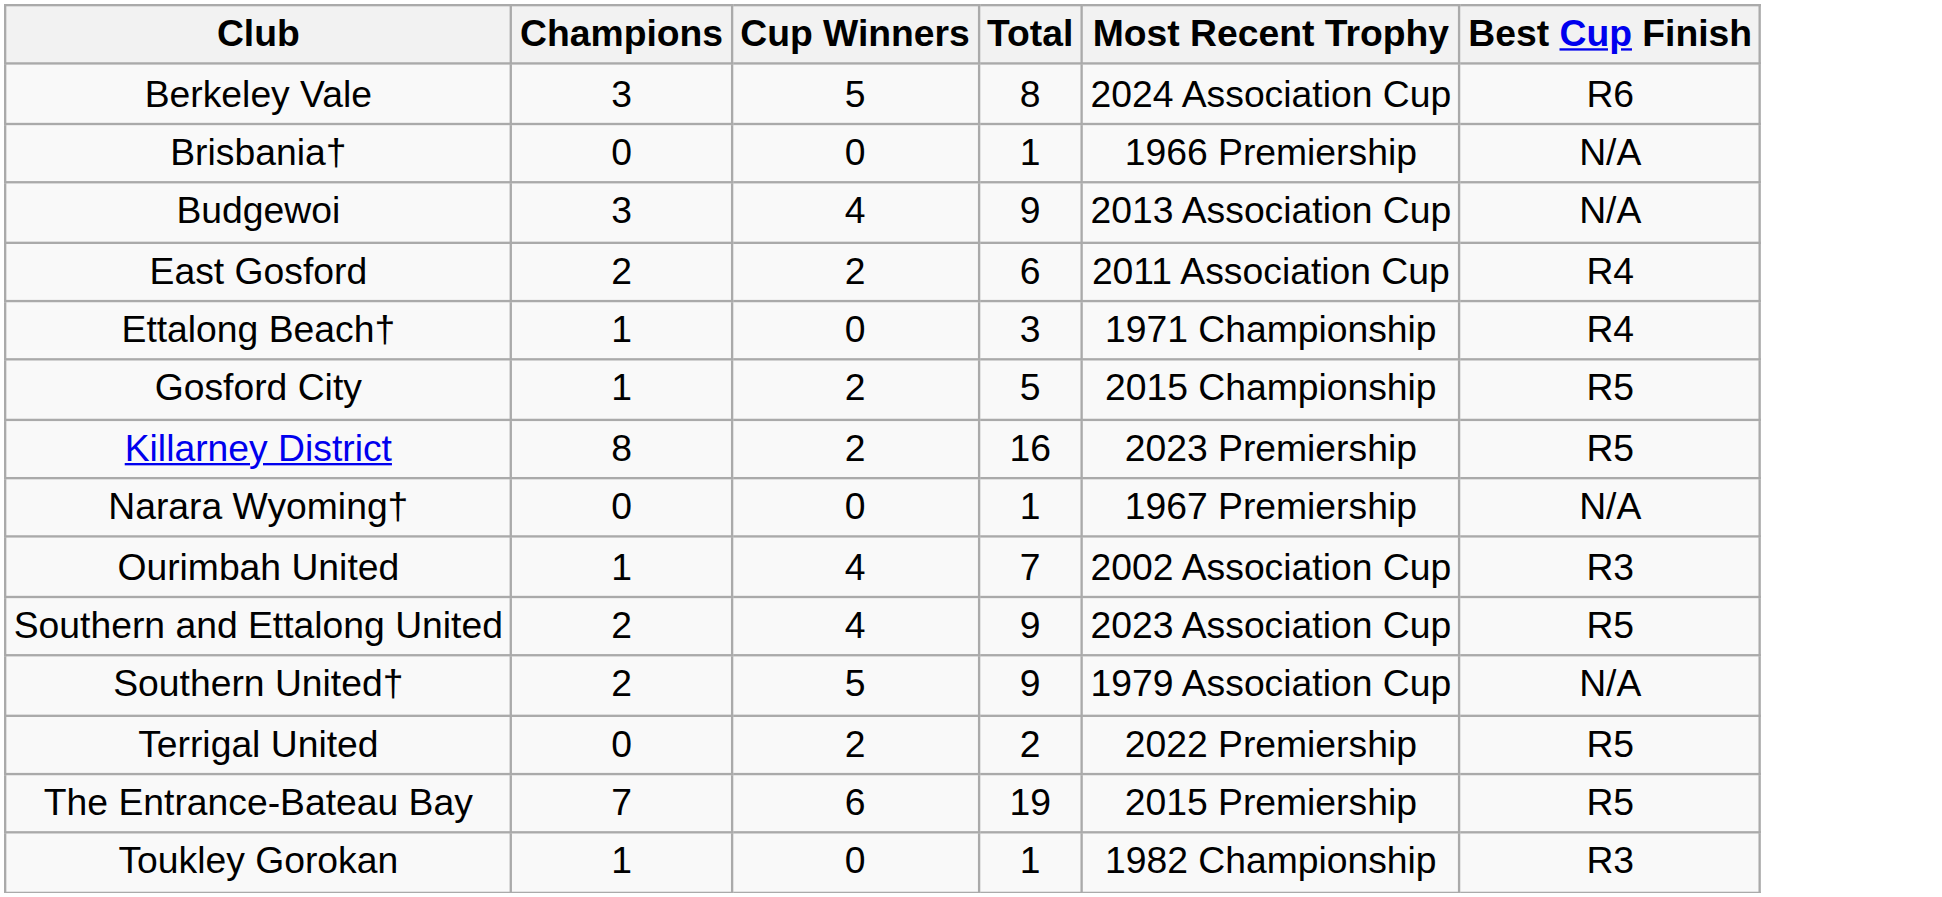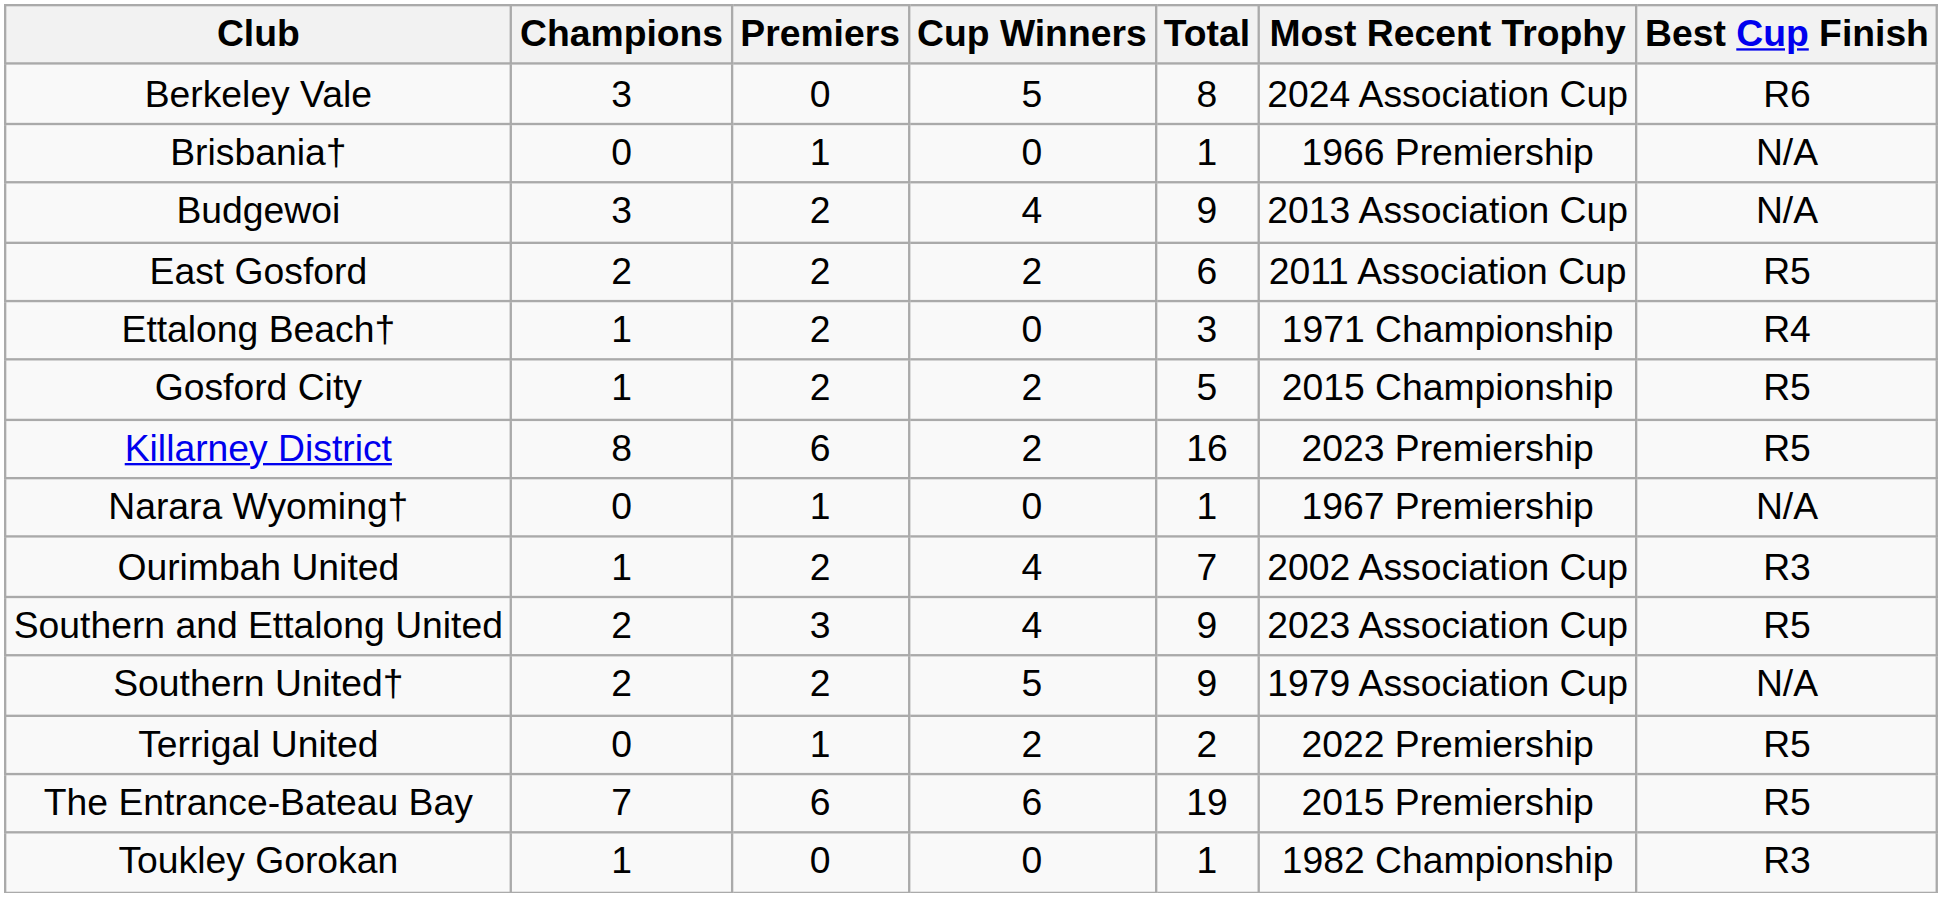+ column: (820, 34)
(1610, 270) R4 -> (1787, 270) R5
